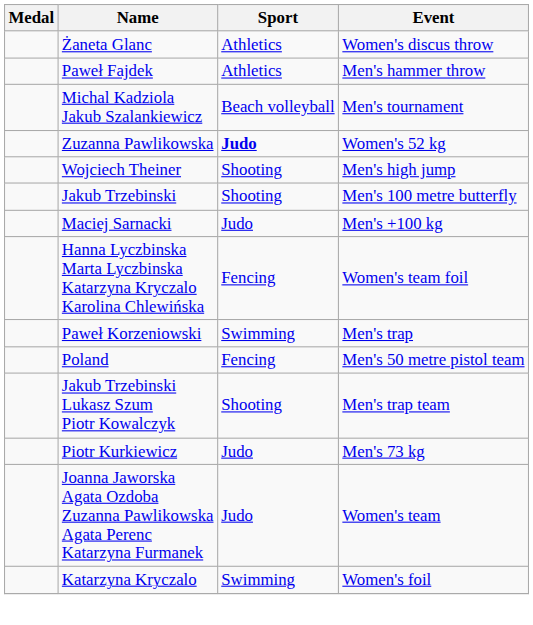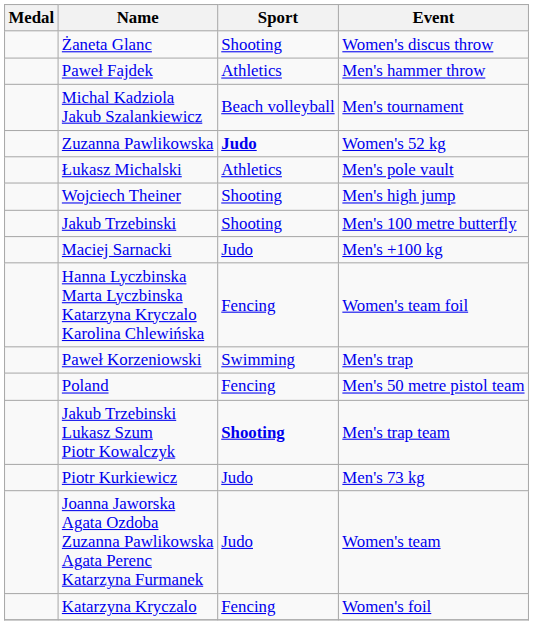(252, 44) Athletics -> (252, 44) Shooting
+ row: (122, 169)
(252, 405) normal -> (253, 432) bold
(258, 579) Swimming -> (248, 606) Fencing
